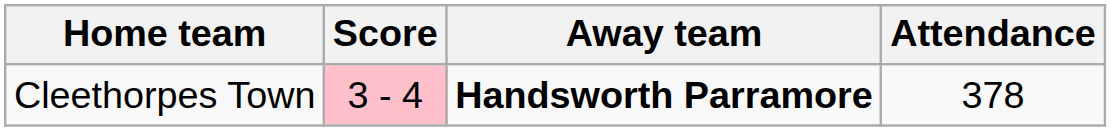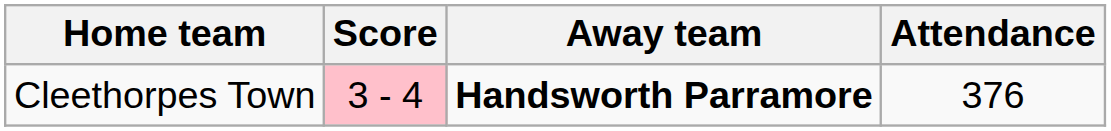(993, 94) 378 -> (993, 94) 376
